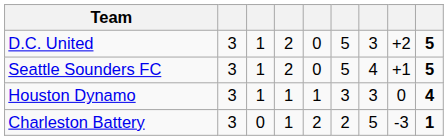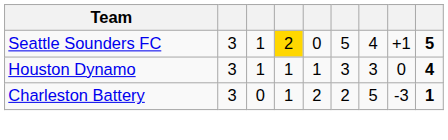- row: (51, 43)
(289, 69) no background -> (289, 43) gold background
